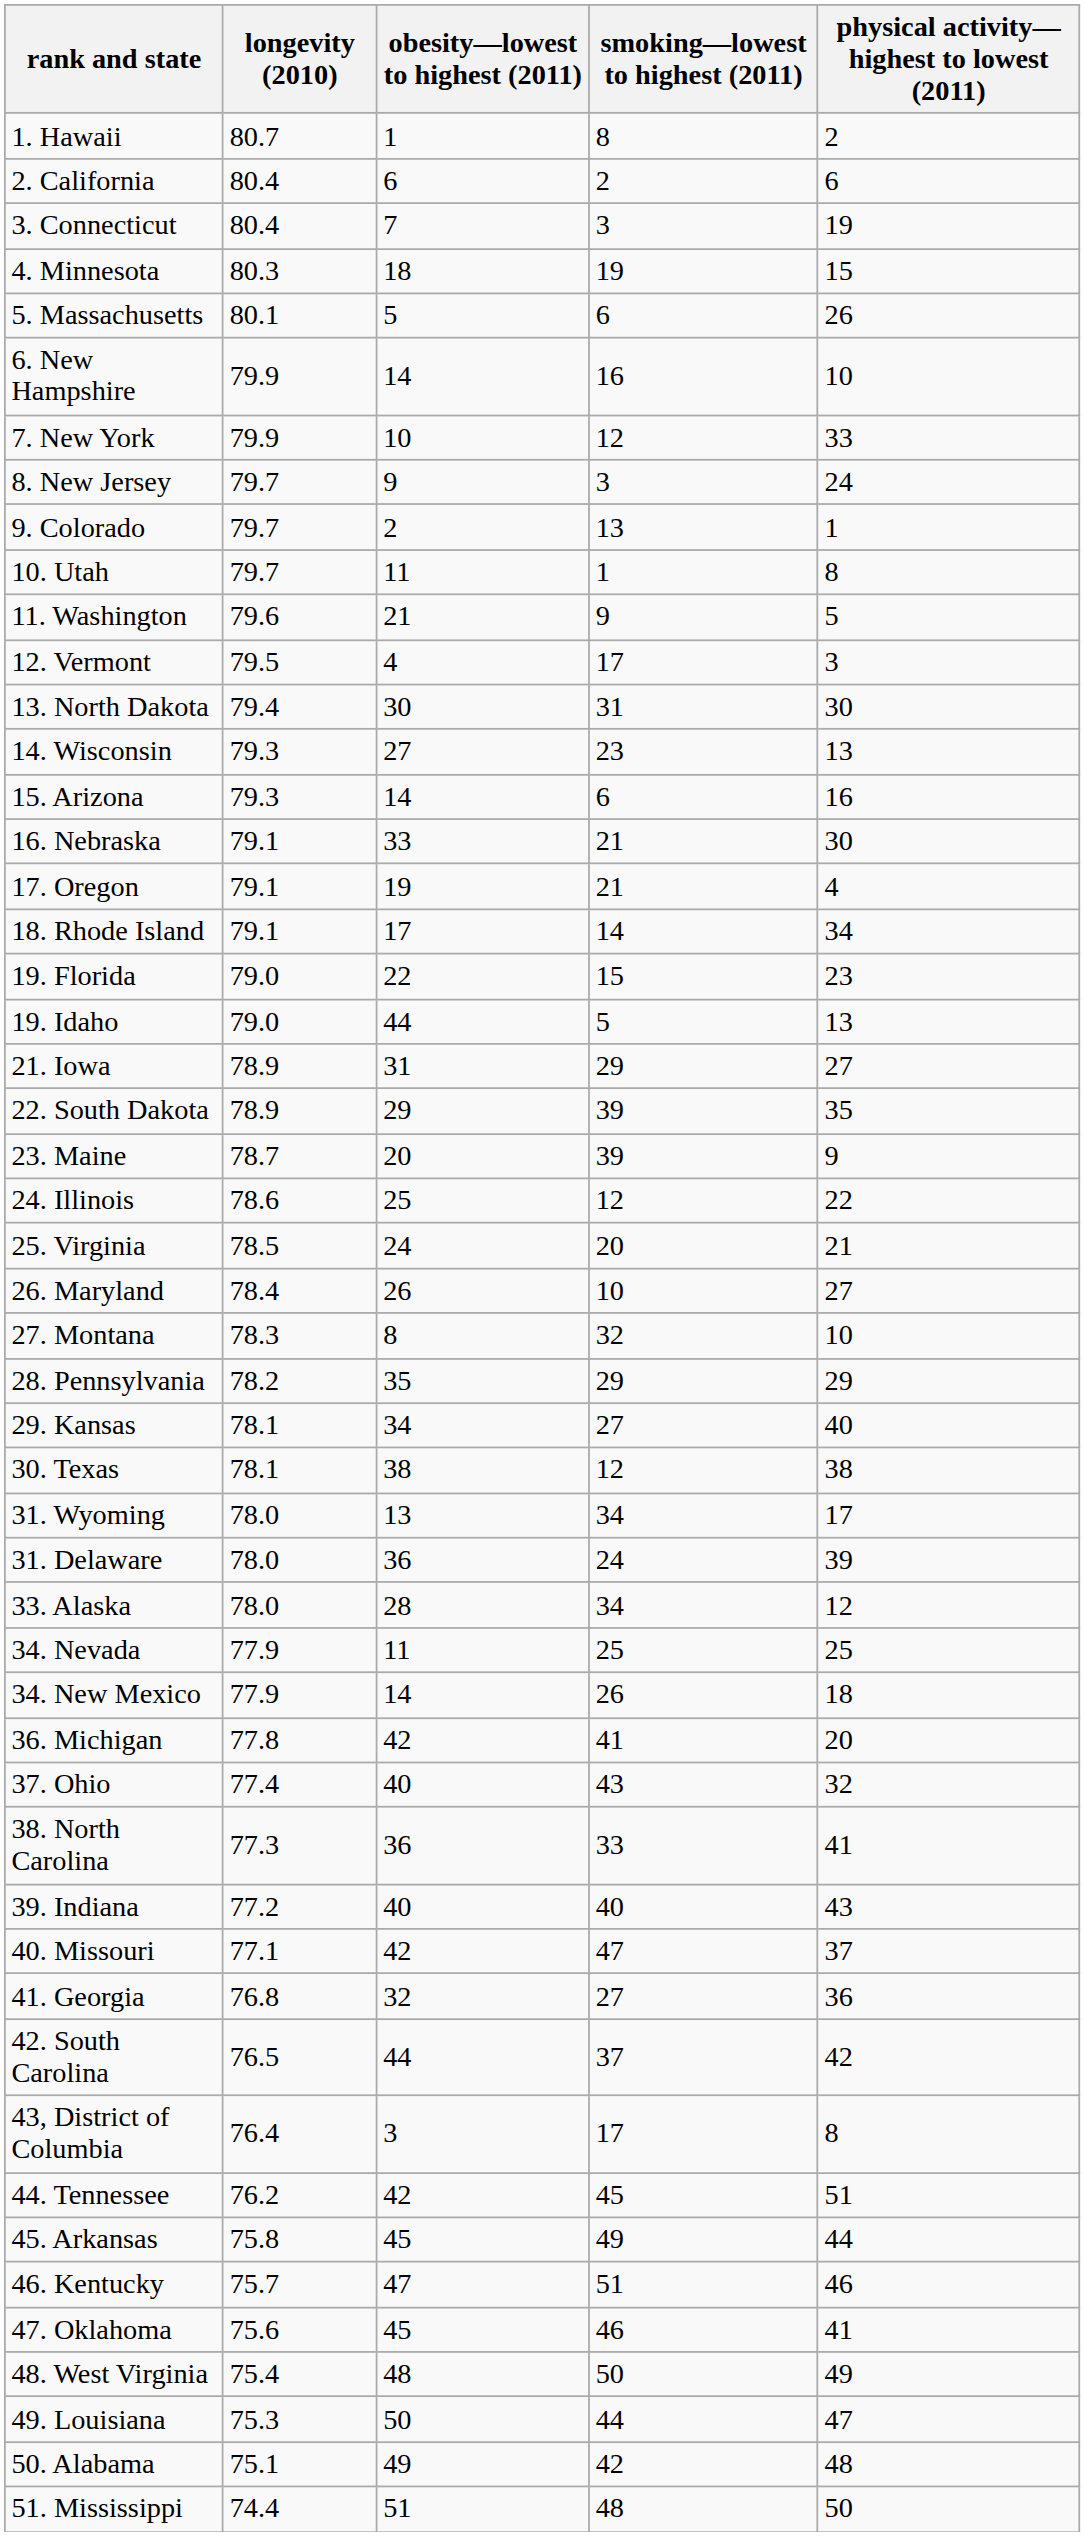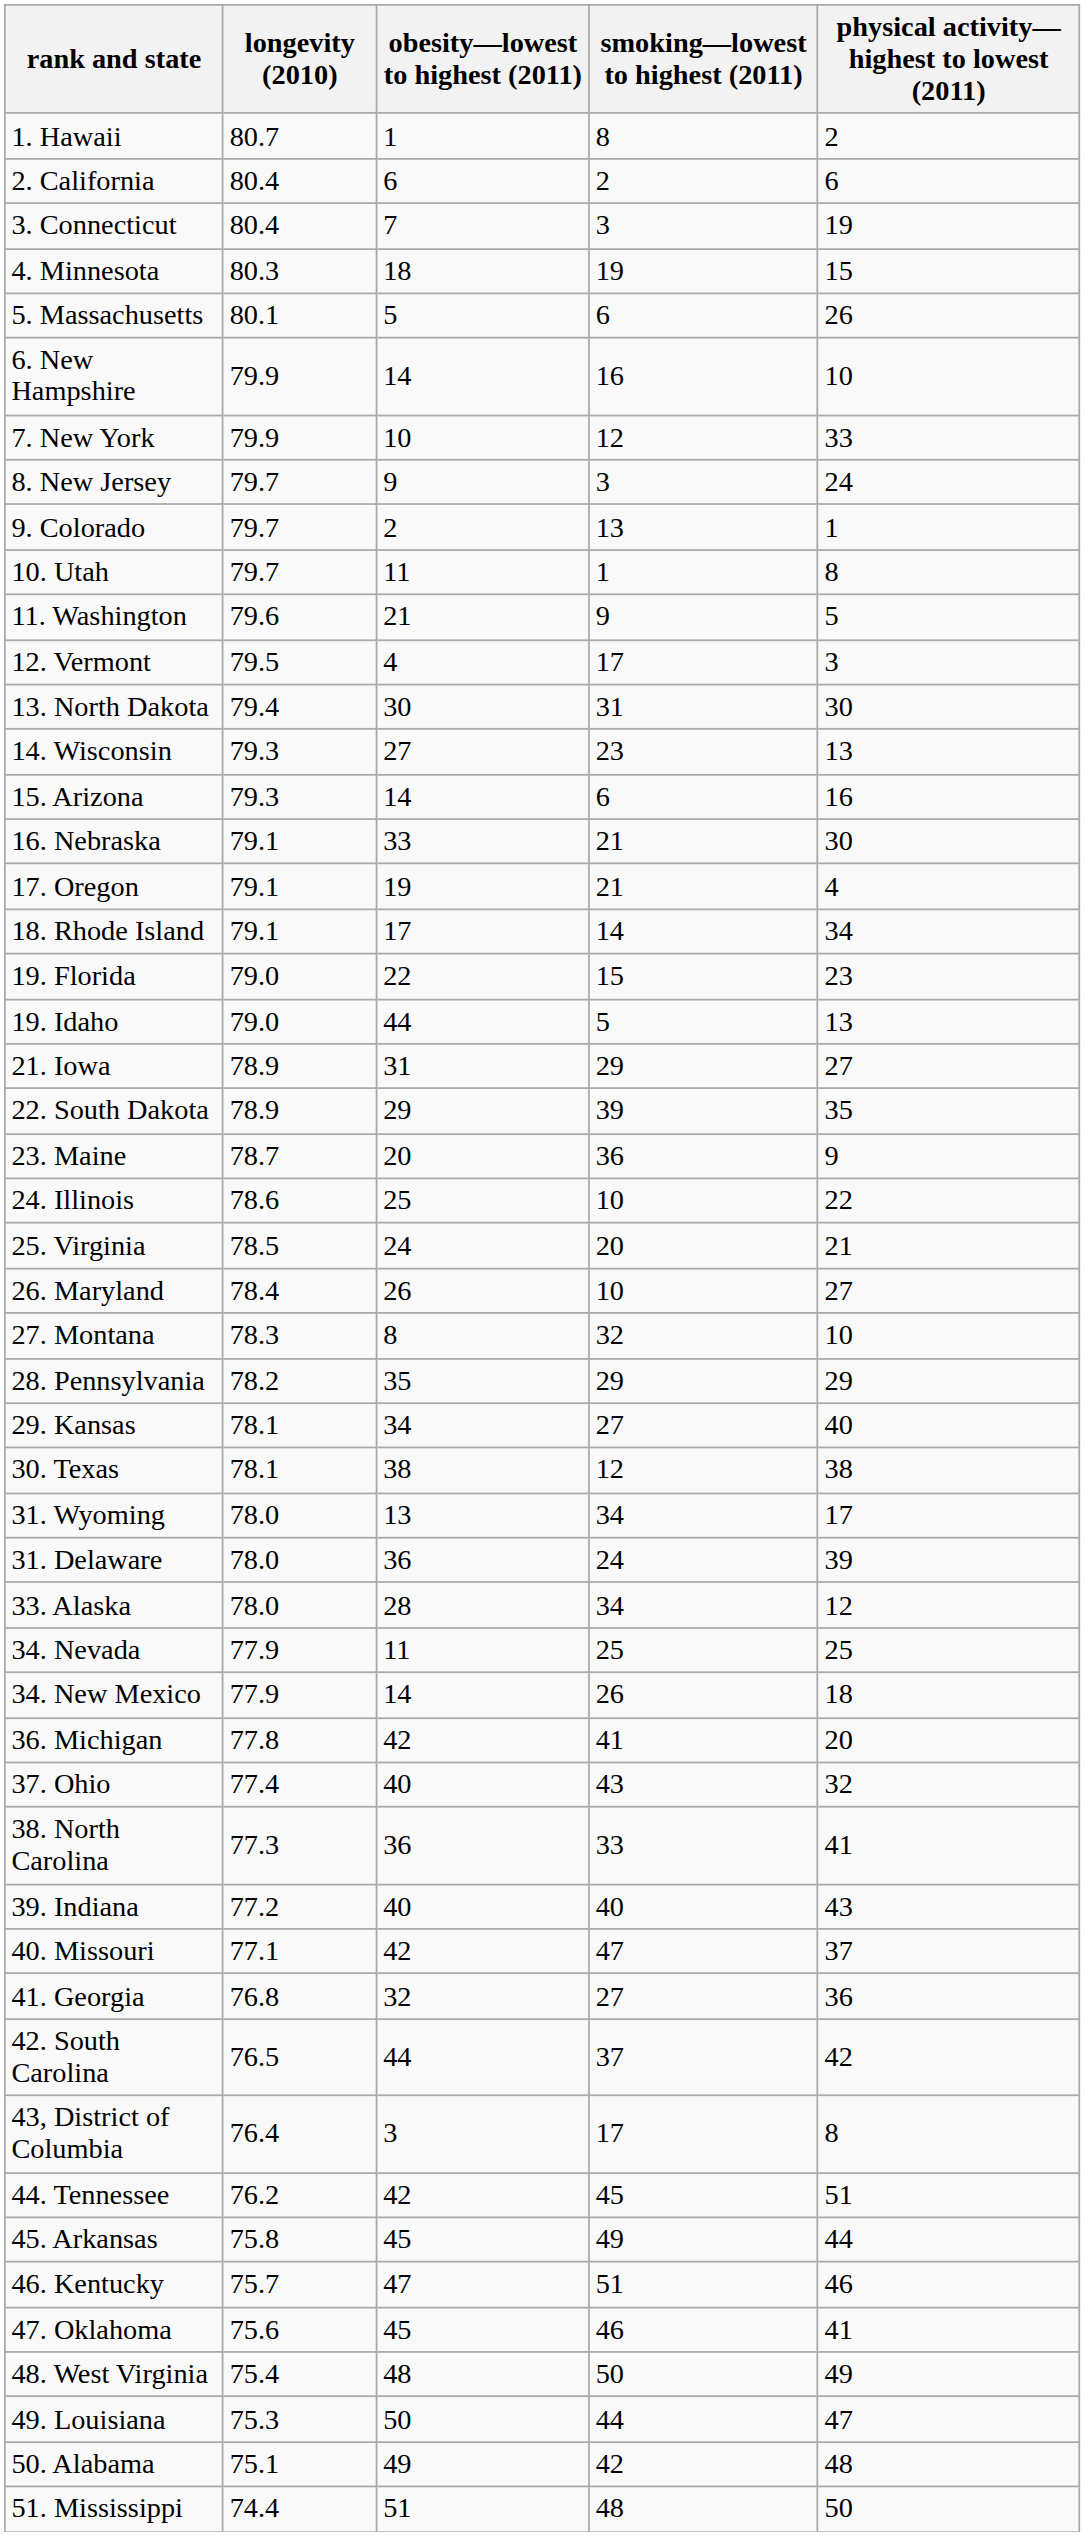(610, 1155) 39 -> (610, 1155) 36
(610, 1200) 12 -> (610, 1200) 10
